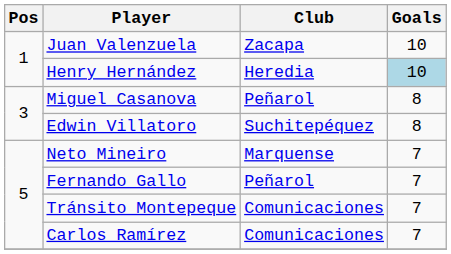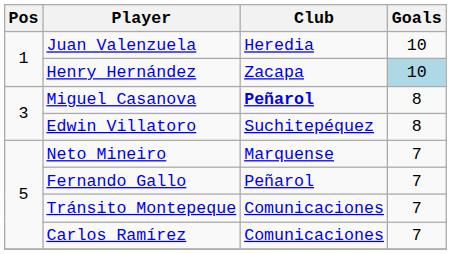(274, 45) Zacapa -> (279, 45) Heredia
(279, 72) Heredia -> (274, 72) Zacapa
(279, 100) normal -> (279, 100) bold
